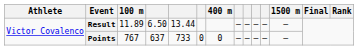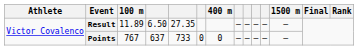(183, 24) 13.44 -> (183, 24) 27.35
